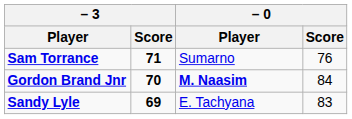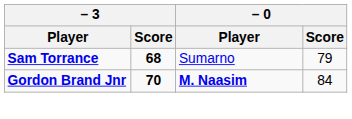(153, 59) 71 -> (153, 59) 68
(325, 59) 76 -> (325, 59) 79
- row: (44, 102)
